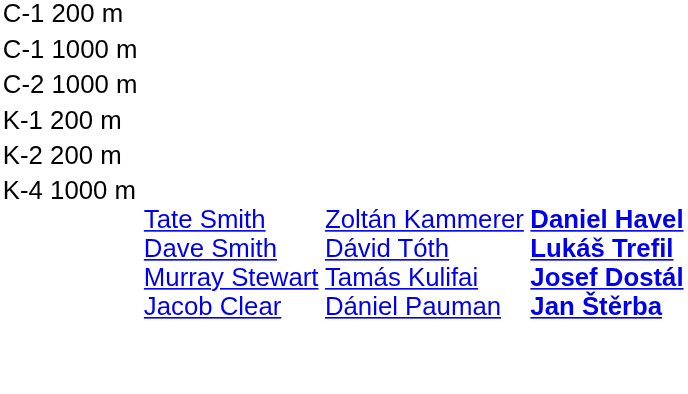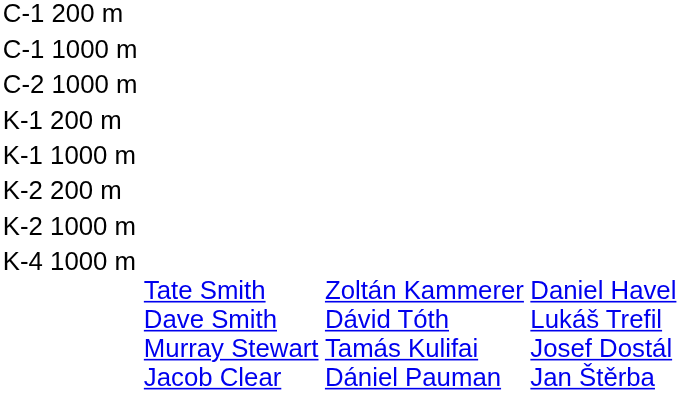+ row: (69, 155)
+ row: (69, 226)
(607, 263) bold -> (603, 334) normal
